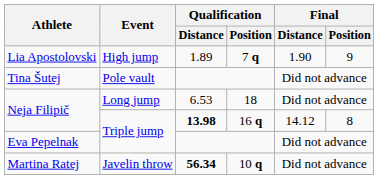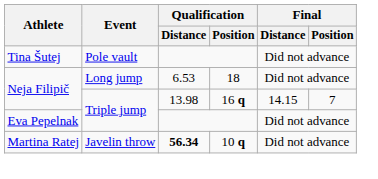- row: (52, 57)
(201, 121) bold -> (184, 99) normal
(300, 121) 14.12 -> (283, 99) 14.15
(350, 121) 8 -> (332, 99) 7
